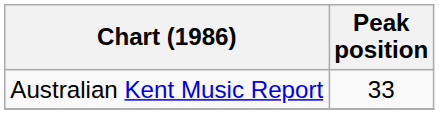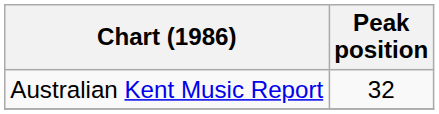(381, 89) 33 -> (381, 89) 32
